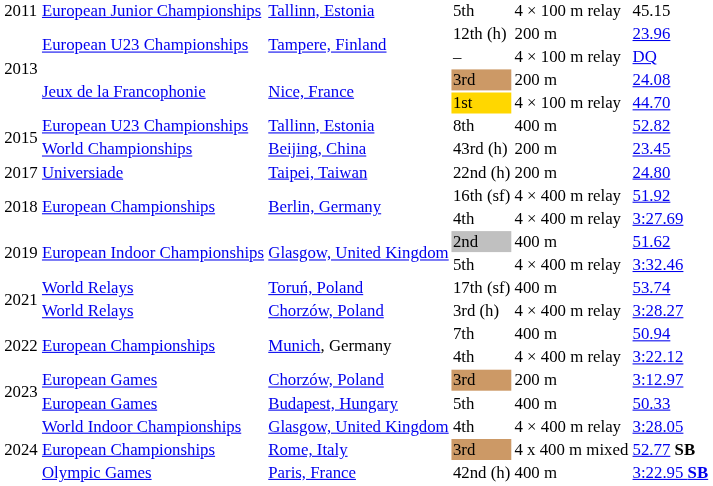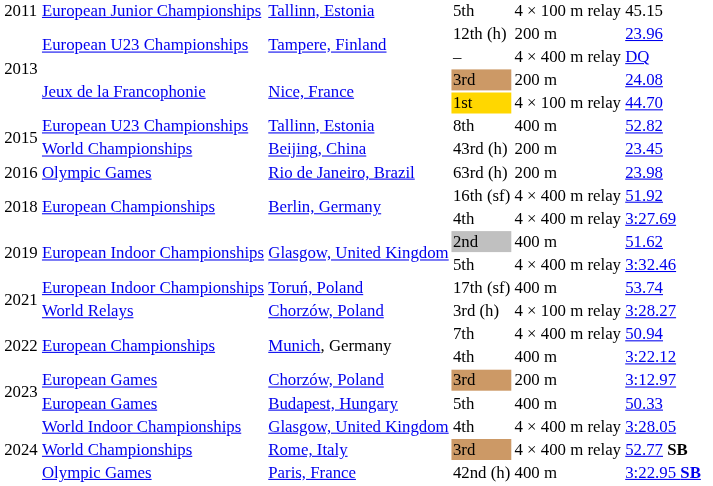(568, 56) 4 × 100 m relay -> (568, 56) 4 × 400 m relay
+ row: (342, 172)
- row: (318, 172)
(88, 287) World Relays -> (153, 287) European Indoor Championships
(568, 310) 4 × 400 m relay -> (568, 310) 4 × 100 m relay
(536, 333) 400 m -> (568, 333) 4 × 400 m relay
(568, 357) 4 × 400 m relay -> (536, 357) 400 m
(129, 449) European Championships -> (117, 449) World Championships
(571, 449) 4 x 400 m mixed -> (568, 449) 4 × 400 m relay
